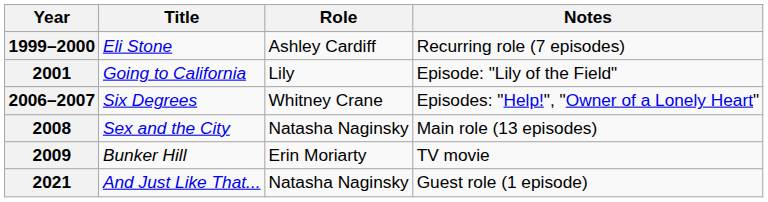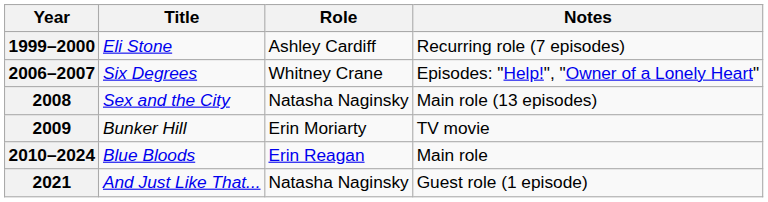- row: (52, 73)
+ row: (52, 155)
